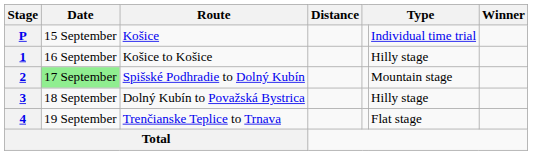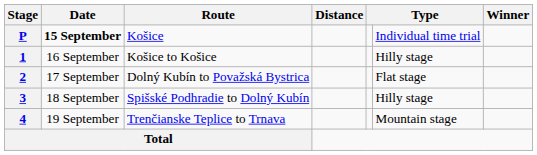(80, 35) normal -> (83, 35) bold
(80, 77) lightgreen background -> (83, 77) no background
(214, 77) Spišské Podhradie to Dolný Kubín -> (218, 77) Dolný Kubín to Považská Bystrica
(412, 77) Mountain stage -> (401, 77) Flat stage
(214, 98) Dolný Kubín to Považská Bystrica -> (218, 98) Spišské Podhradie to Dolný Kubín
(396, 118) Flat stage -> (416, 118) Mountain stage
